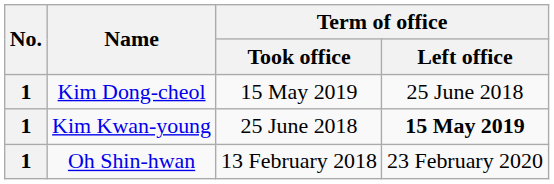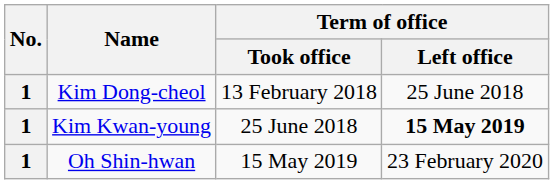(299, 91) 15 May 2019 -> (299, 91) 13 February 2018
(299, 160) 13 February 2018 -> (299, 160) 15 May 2019
